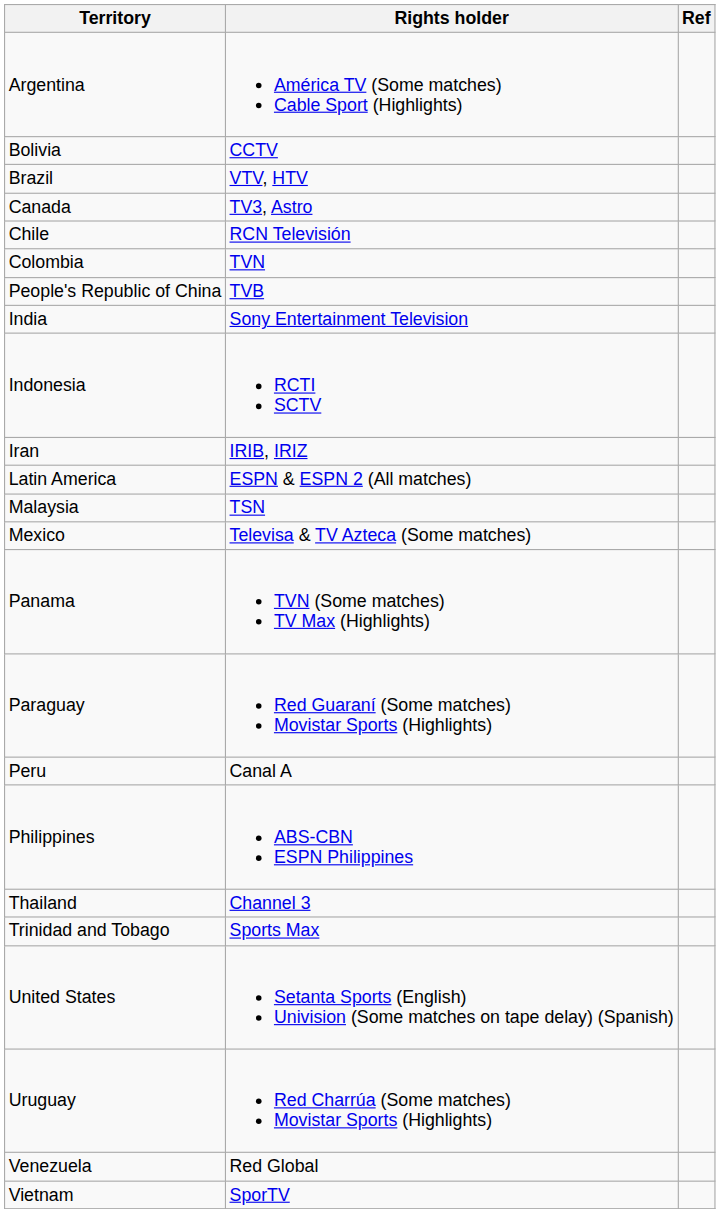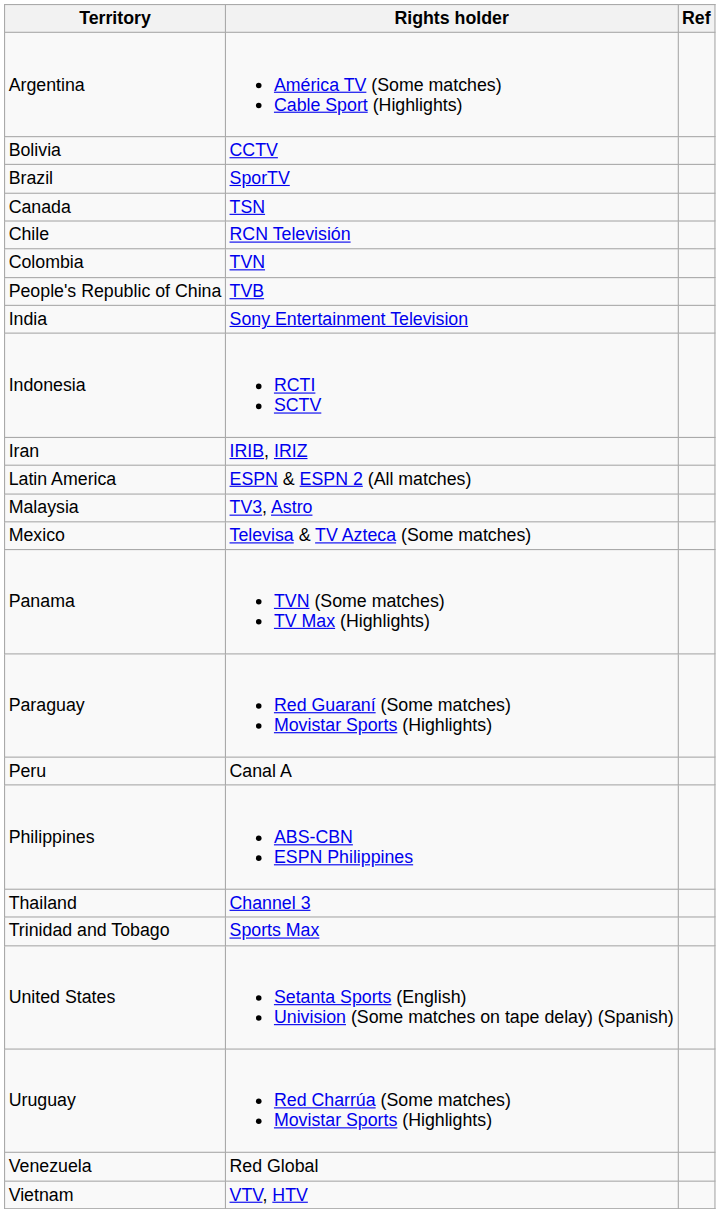(269, 178) VTV, HTV -> (260, 178) SporTV
(271, 206) TV3, Astro -> (247, 206) TSN
(247, 507) TSN -> (271, 507) TV3, Astro
(260, 1194) SporTV -> (269, 1194) VTV, HTV
